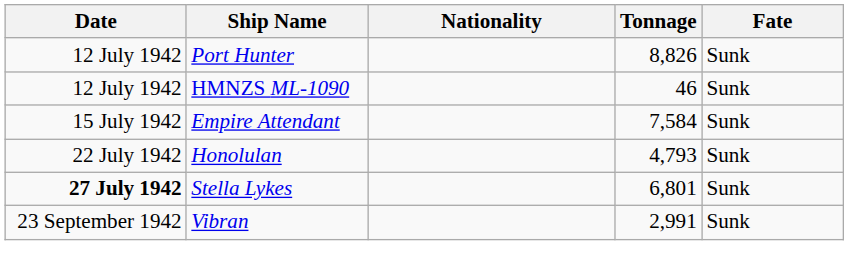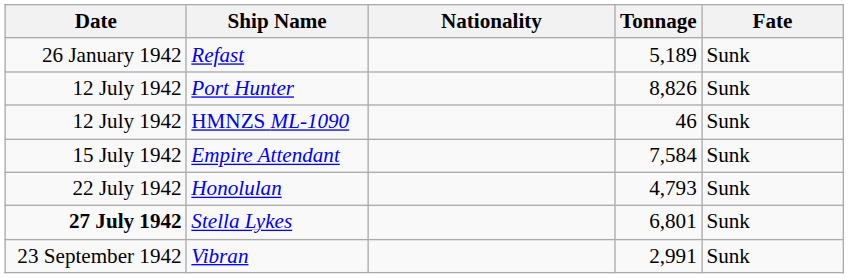+ row: (218, 54)
